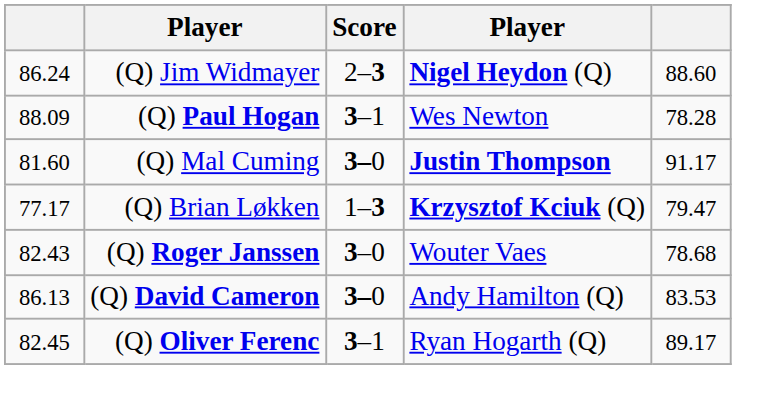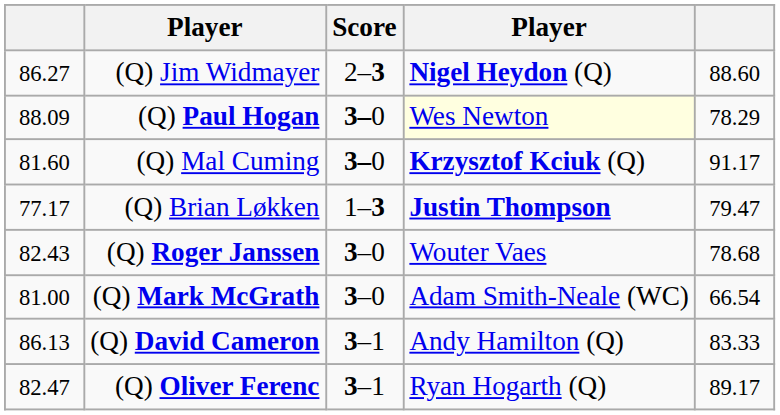(44, 74) 86.24 -> (44, 74) 86.27
(364, 117) 3–1 -> (364, 117) 3–0
(479, 117) no background -> (479, 117) lightyellow background
(691, 118) 78.28 -> (735, 118) 78.29
(510, 161) Justin Thompson -> (527, 161) Krzysztof Kciuk (Q)
(527, 206) Krzysztof Kciuk (Q) -> (510, 206) Justin Thompson
+ row: (206, 296)
(364, 296) 3–0 -> (364, 341) 3–1
(691, 298) 83.53 -> (735, 343) 83.33
(44, 343) 82.45 -> (44, 388) 82.47
